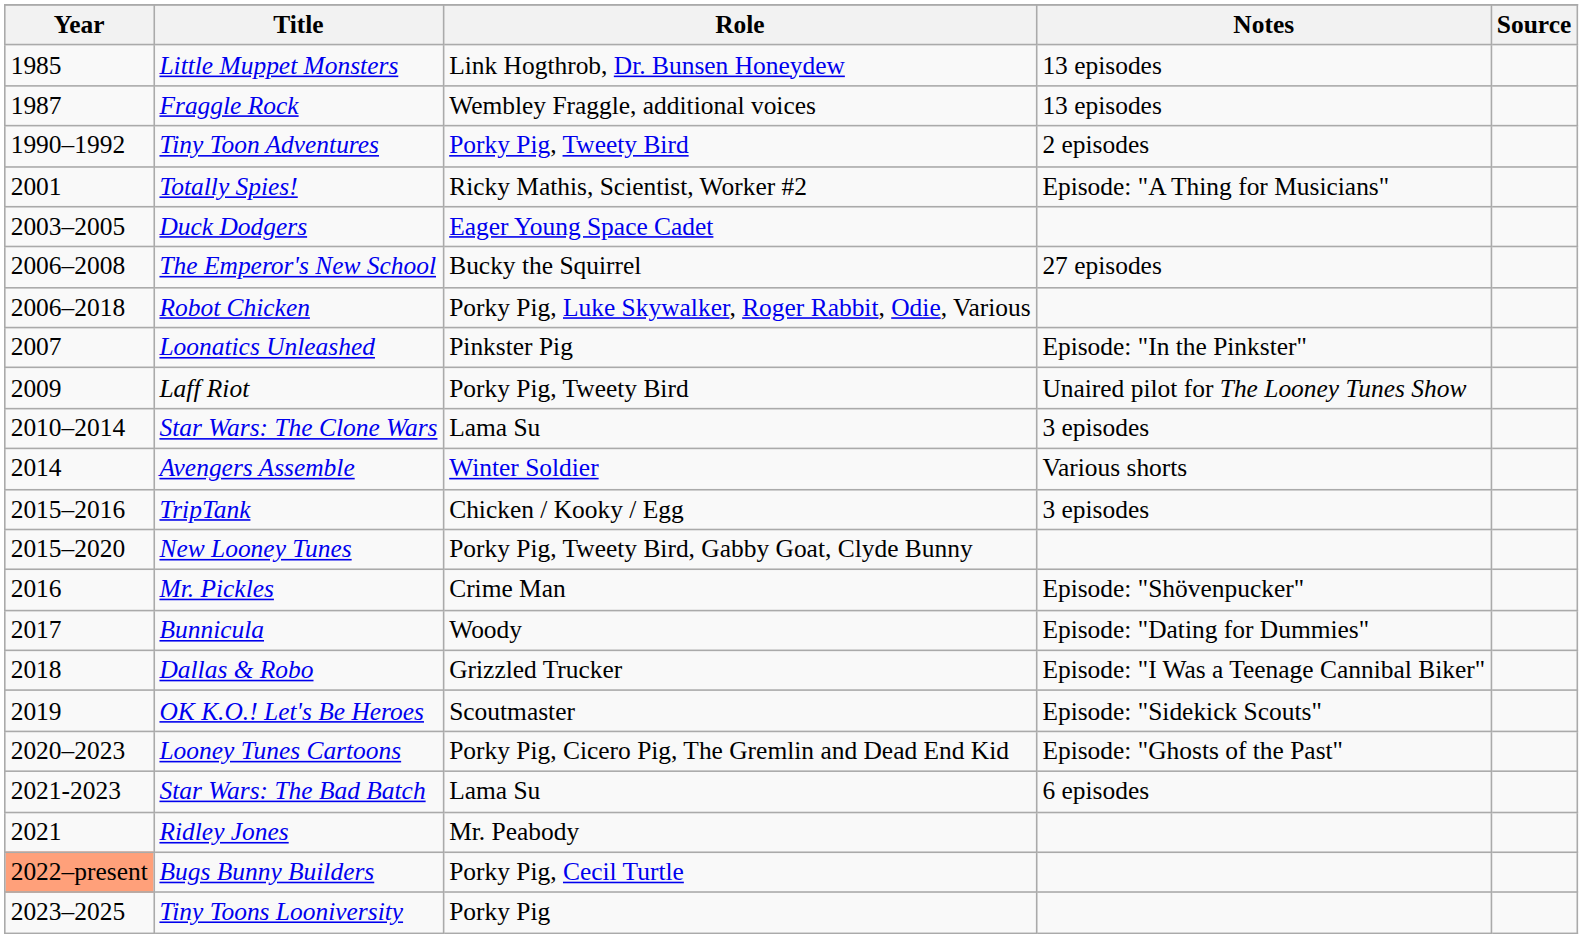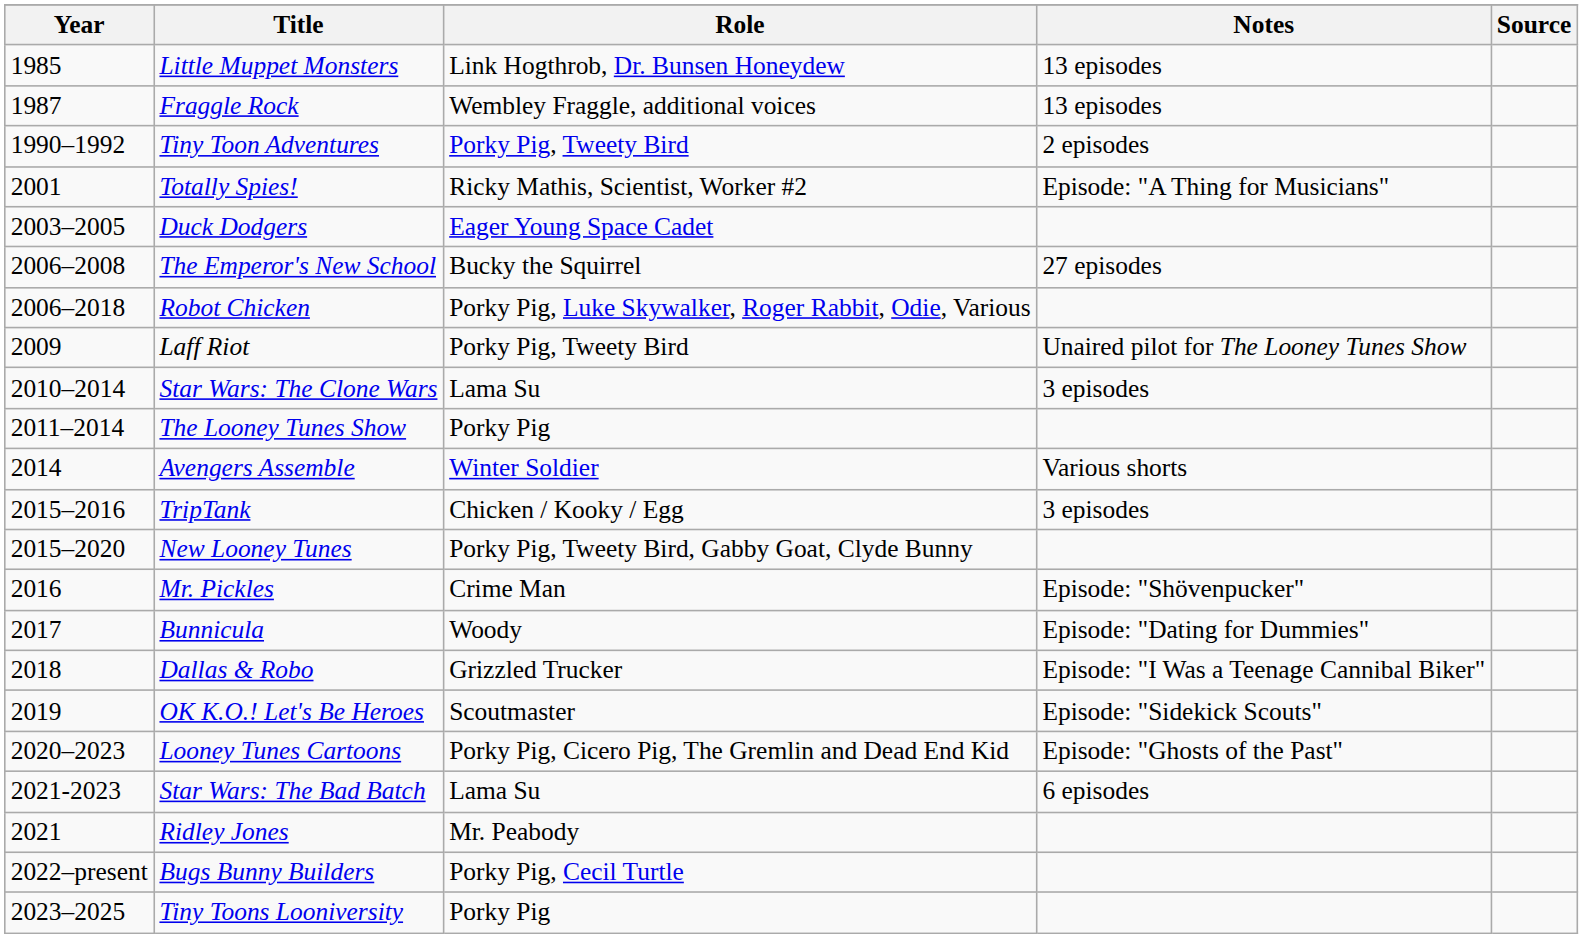- row: (267, 347)
+ row: (283, 428)
(79, 871) lightsalmon background -> (79, 871) no background
